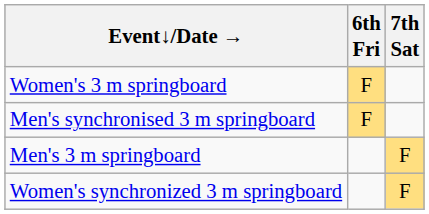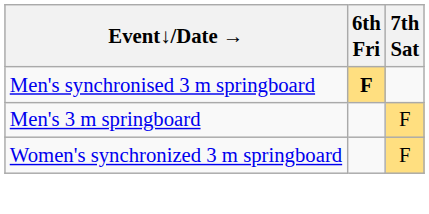- row: (118, 84)
(366, 120) normal -> (366, 84) bold
